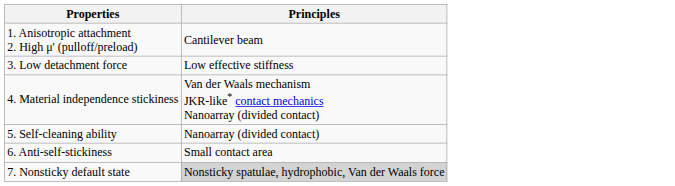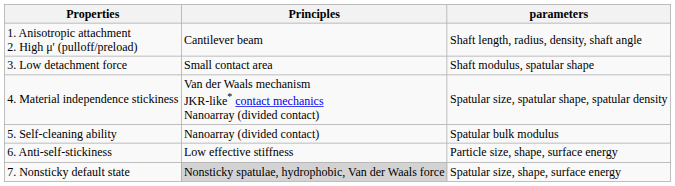+ column: (559, 14)
(239, 65) Low effective stiffness -> (228, 65) Small contact area
(228, 152) Small contact area -> (239, 152) Low effective stiffness
